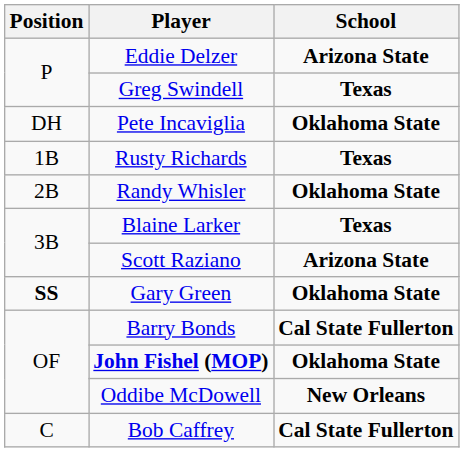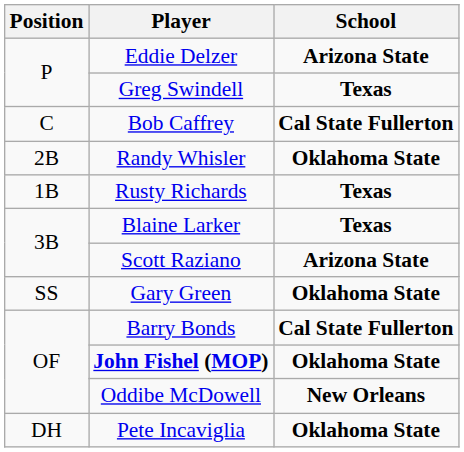rows swapped: (181, 429) <-> (181, 123)
rows swapped: (181, 157) <-> (181, 191)
(47, 293) bold -> (47, 293) normal
